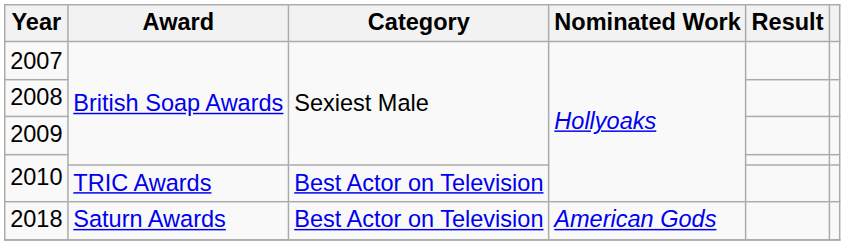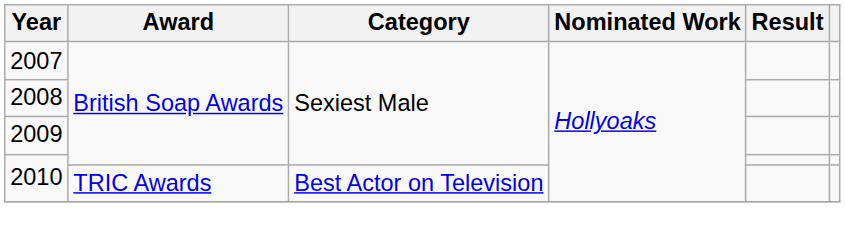- row: (36, 220)
